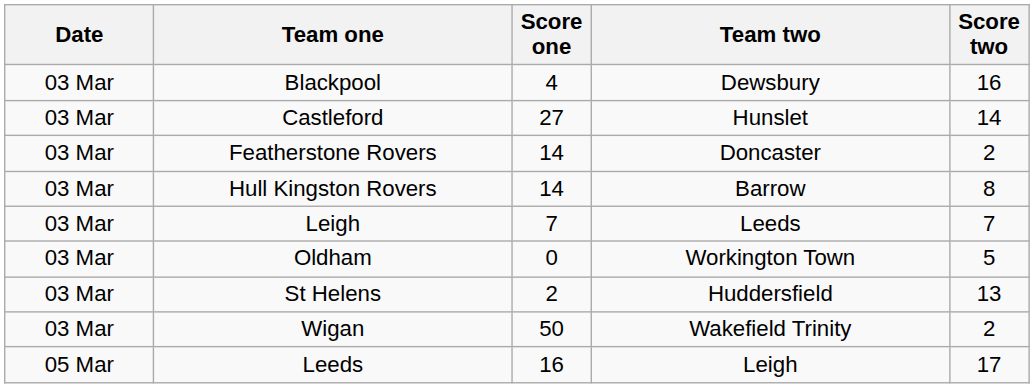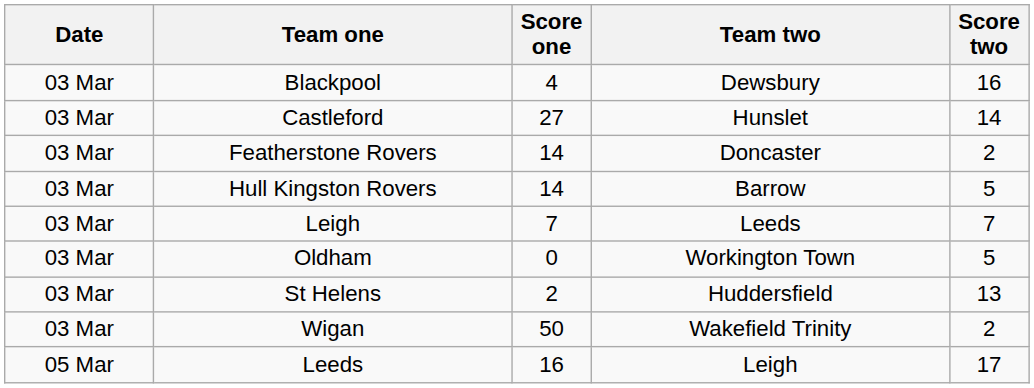(989, 188) 8 -> (989, 188) 5
